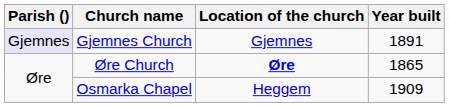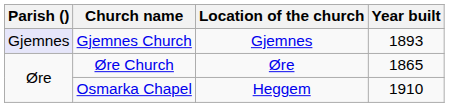(406, 41) 1891 -> (406, 41) 1893
(282, 65) bold -> (282, 65) normal
(406, 89) 1909 -> (406, 89) 1910
